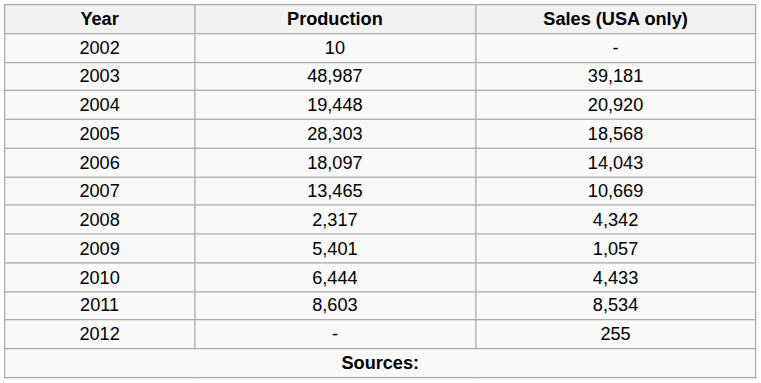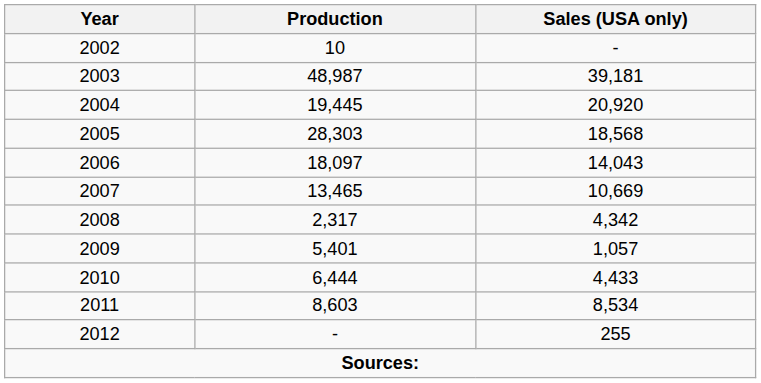(335, 105) 19,448 -> (335, 105) 19,445
